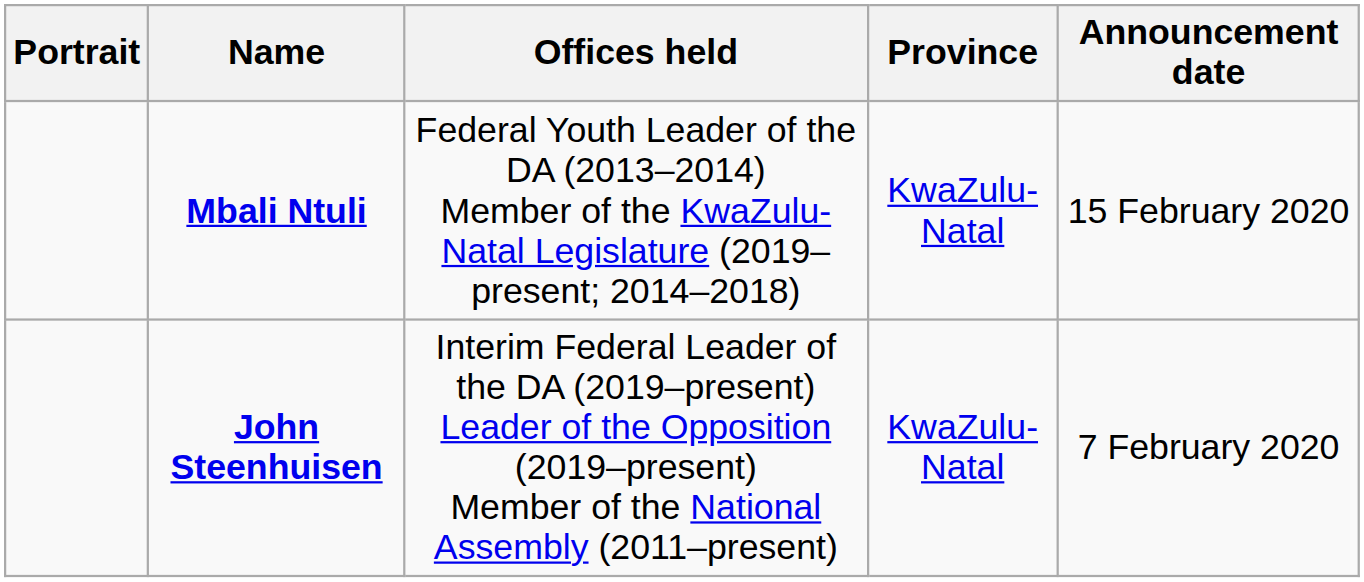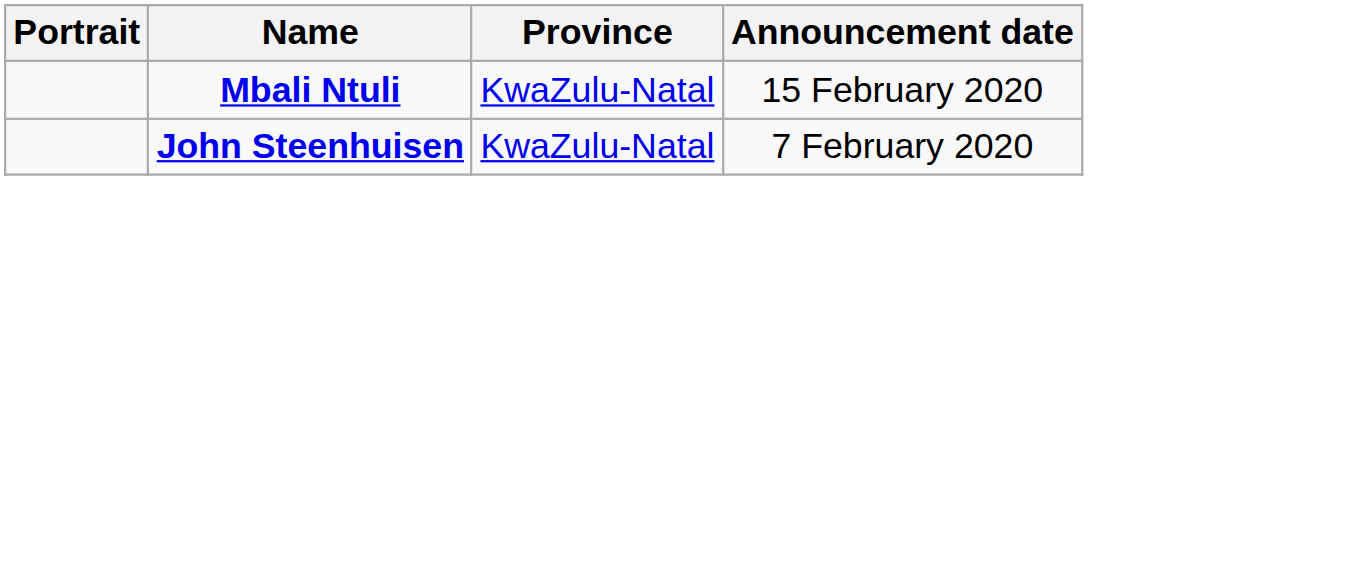- column: (636, 52)
